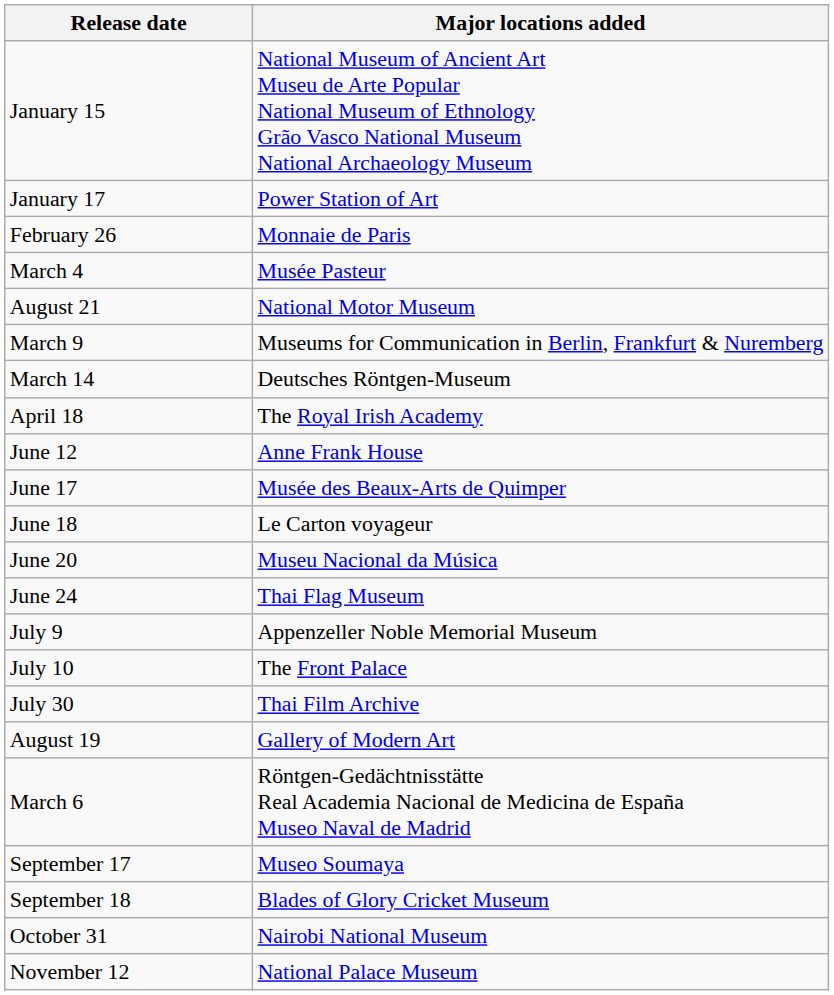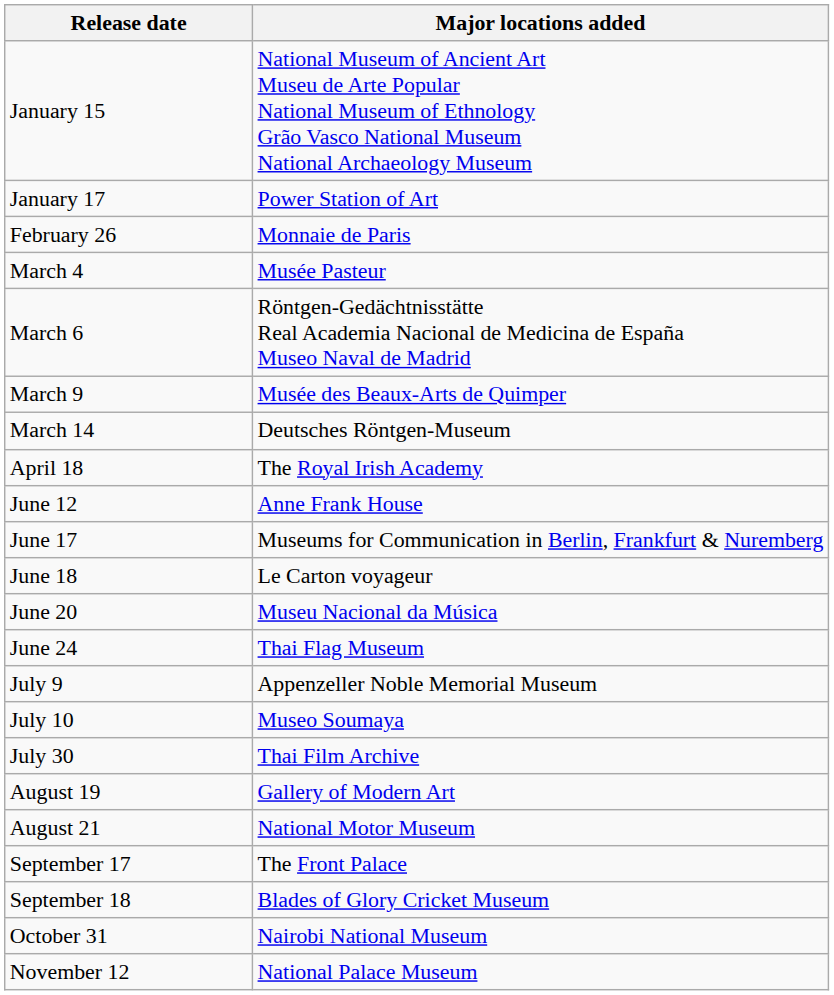rows swapped: (47, 801) <-> (55, 306)
(540, 342) Museums for Communication in Berlin, Frankfurt & Nuremberg -> (412, 394) Musée des Beaux-Arts de Quimper
(412, 487) Musée des Beaux-Arts de Quimper -> (540, 539) Museums for Communication in Berlin, Frankfurt & Nuremberg
(332, 667) The Front Palace -> (331, 719) Museo Soumaya
(331, 863) Museo Soumaya -> (332, 863) The Front Palace
